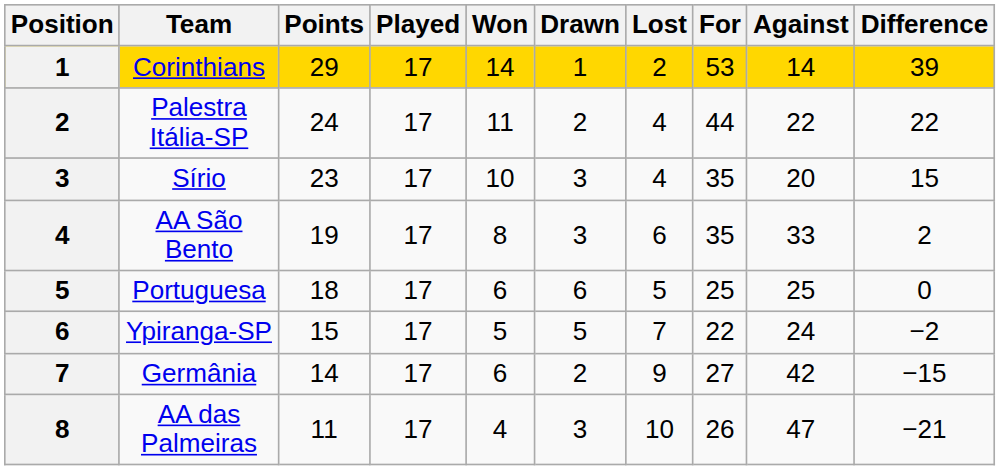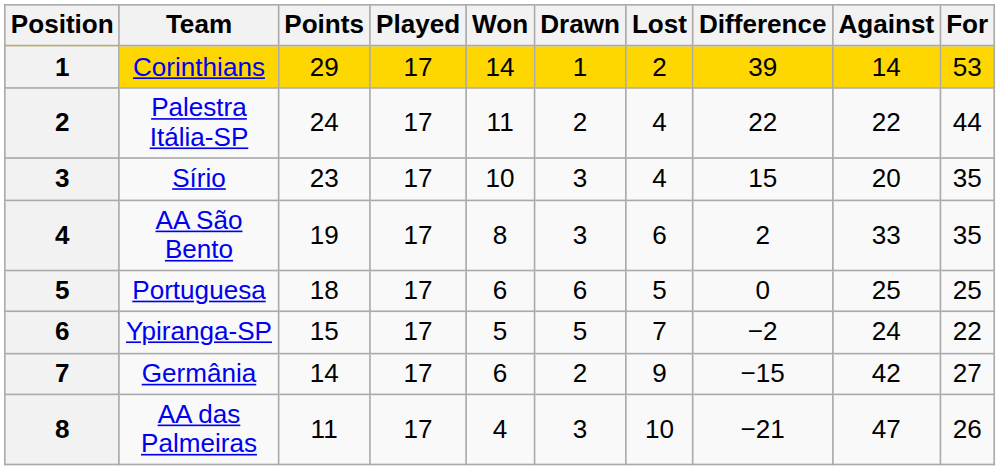columns swapped: (720, 25) <-> (924, 25)
